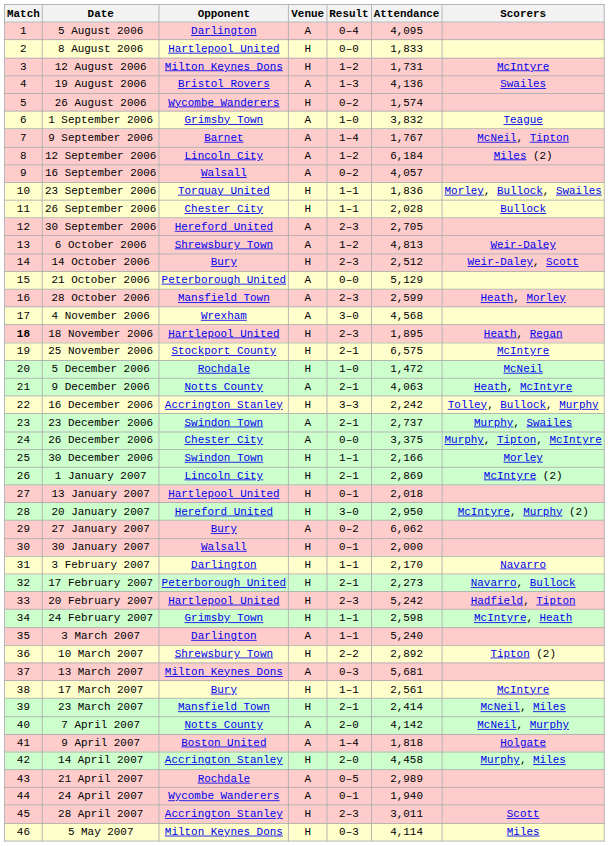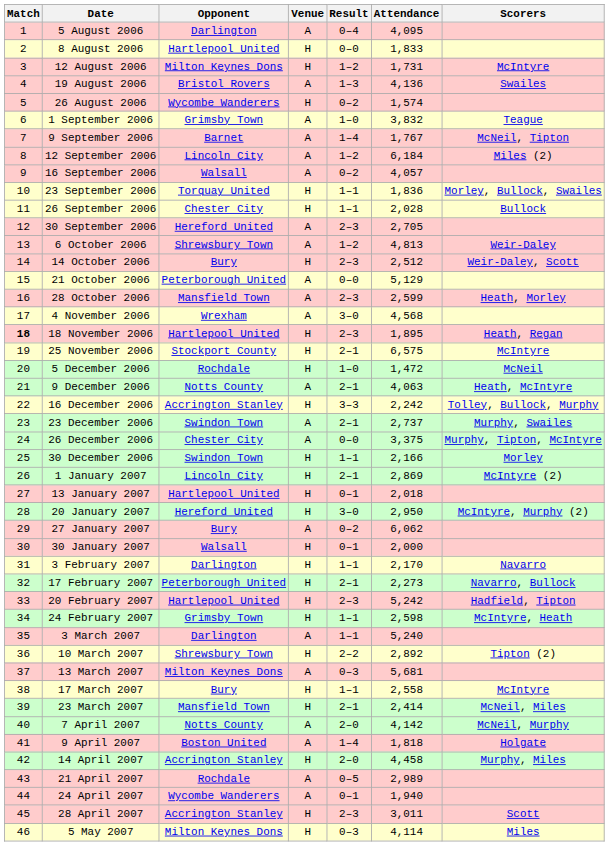(407, 690) 2,561 -> (407, 690) 2,558
